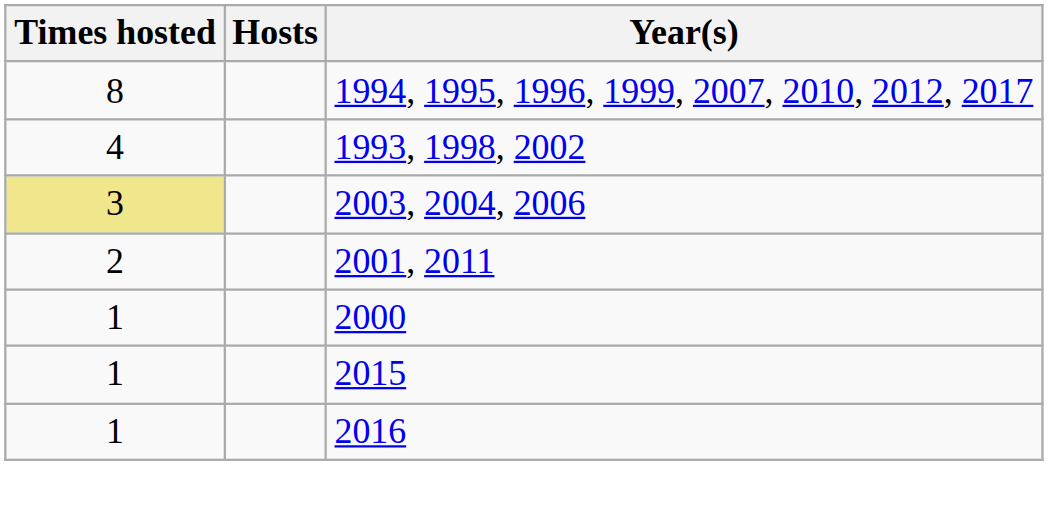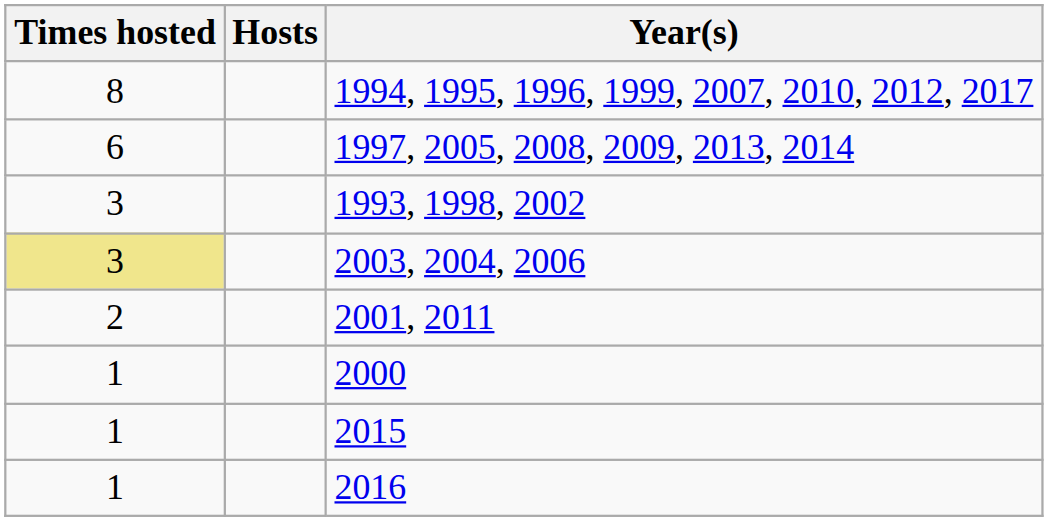+ row: (594, 146)
(115, 146) 4 -> (115, 203) 3
